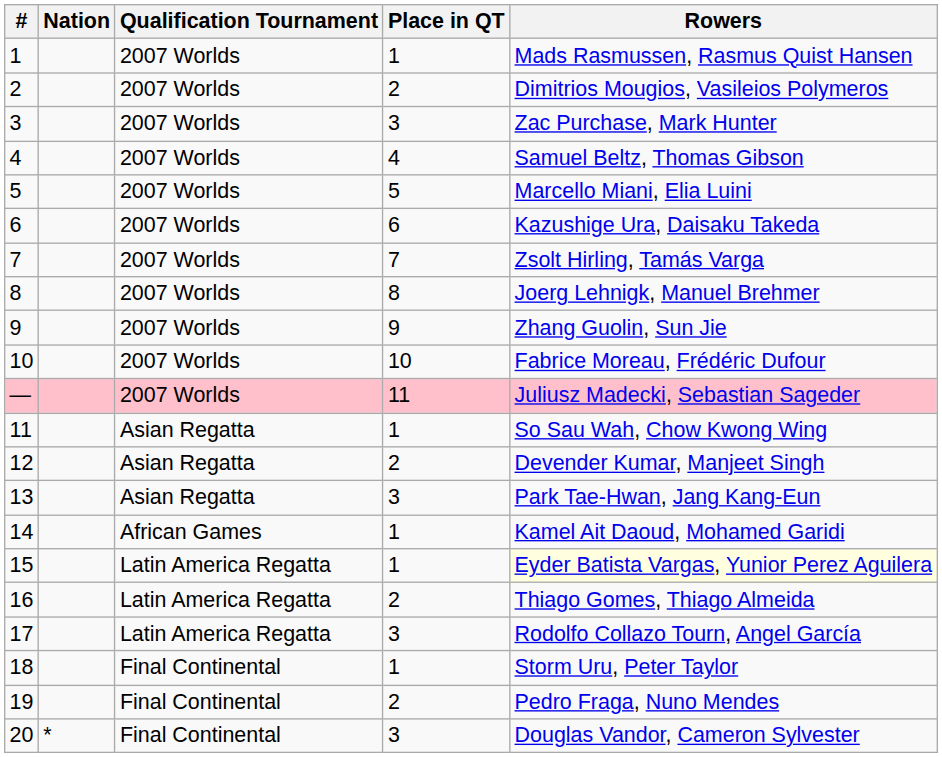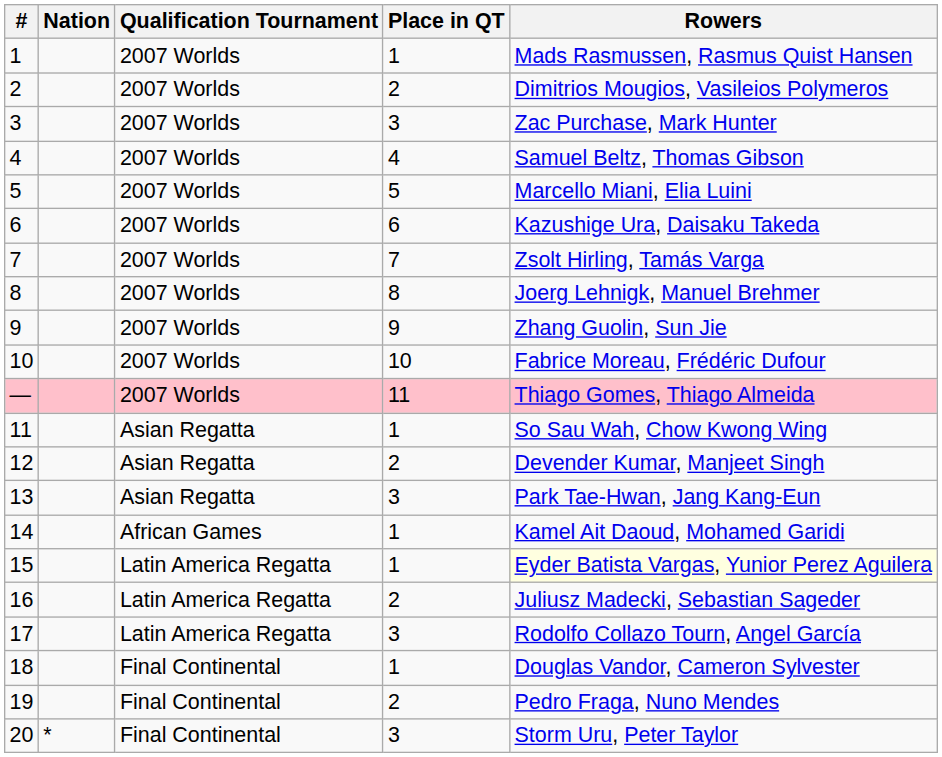(687, 395) Juliusz Madecki, Sebastian Sageder -> (665, 395) Thiago Gomes, Thiago Almeida
(665, 599) Thiago Gomes, Thiago Almeida -> (687, 599) Juliusz Madecki, Sebastian Sageder
(626, 667) Storm Uru, Peter Taylor -> (687, 667) Douglas Vandor, Cameron Sylvester
(687, 735) Douglas Vandor, Cameron Sylvester -> (626, 735) Storm Uru, Peter Taylor
